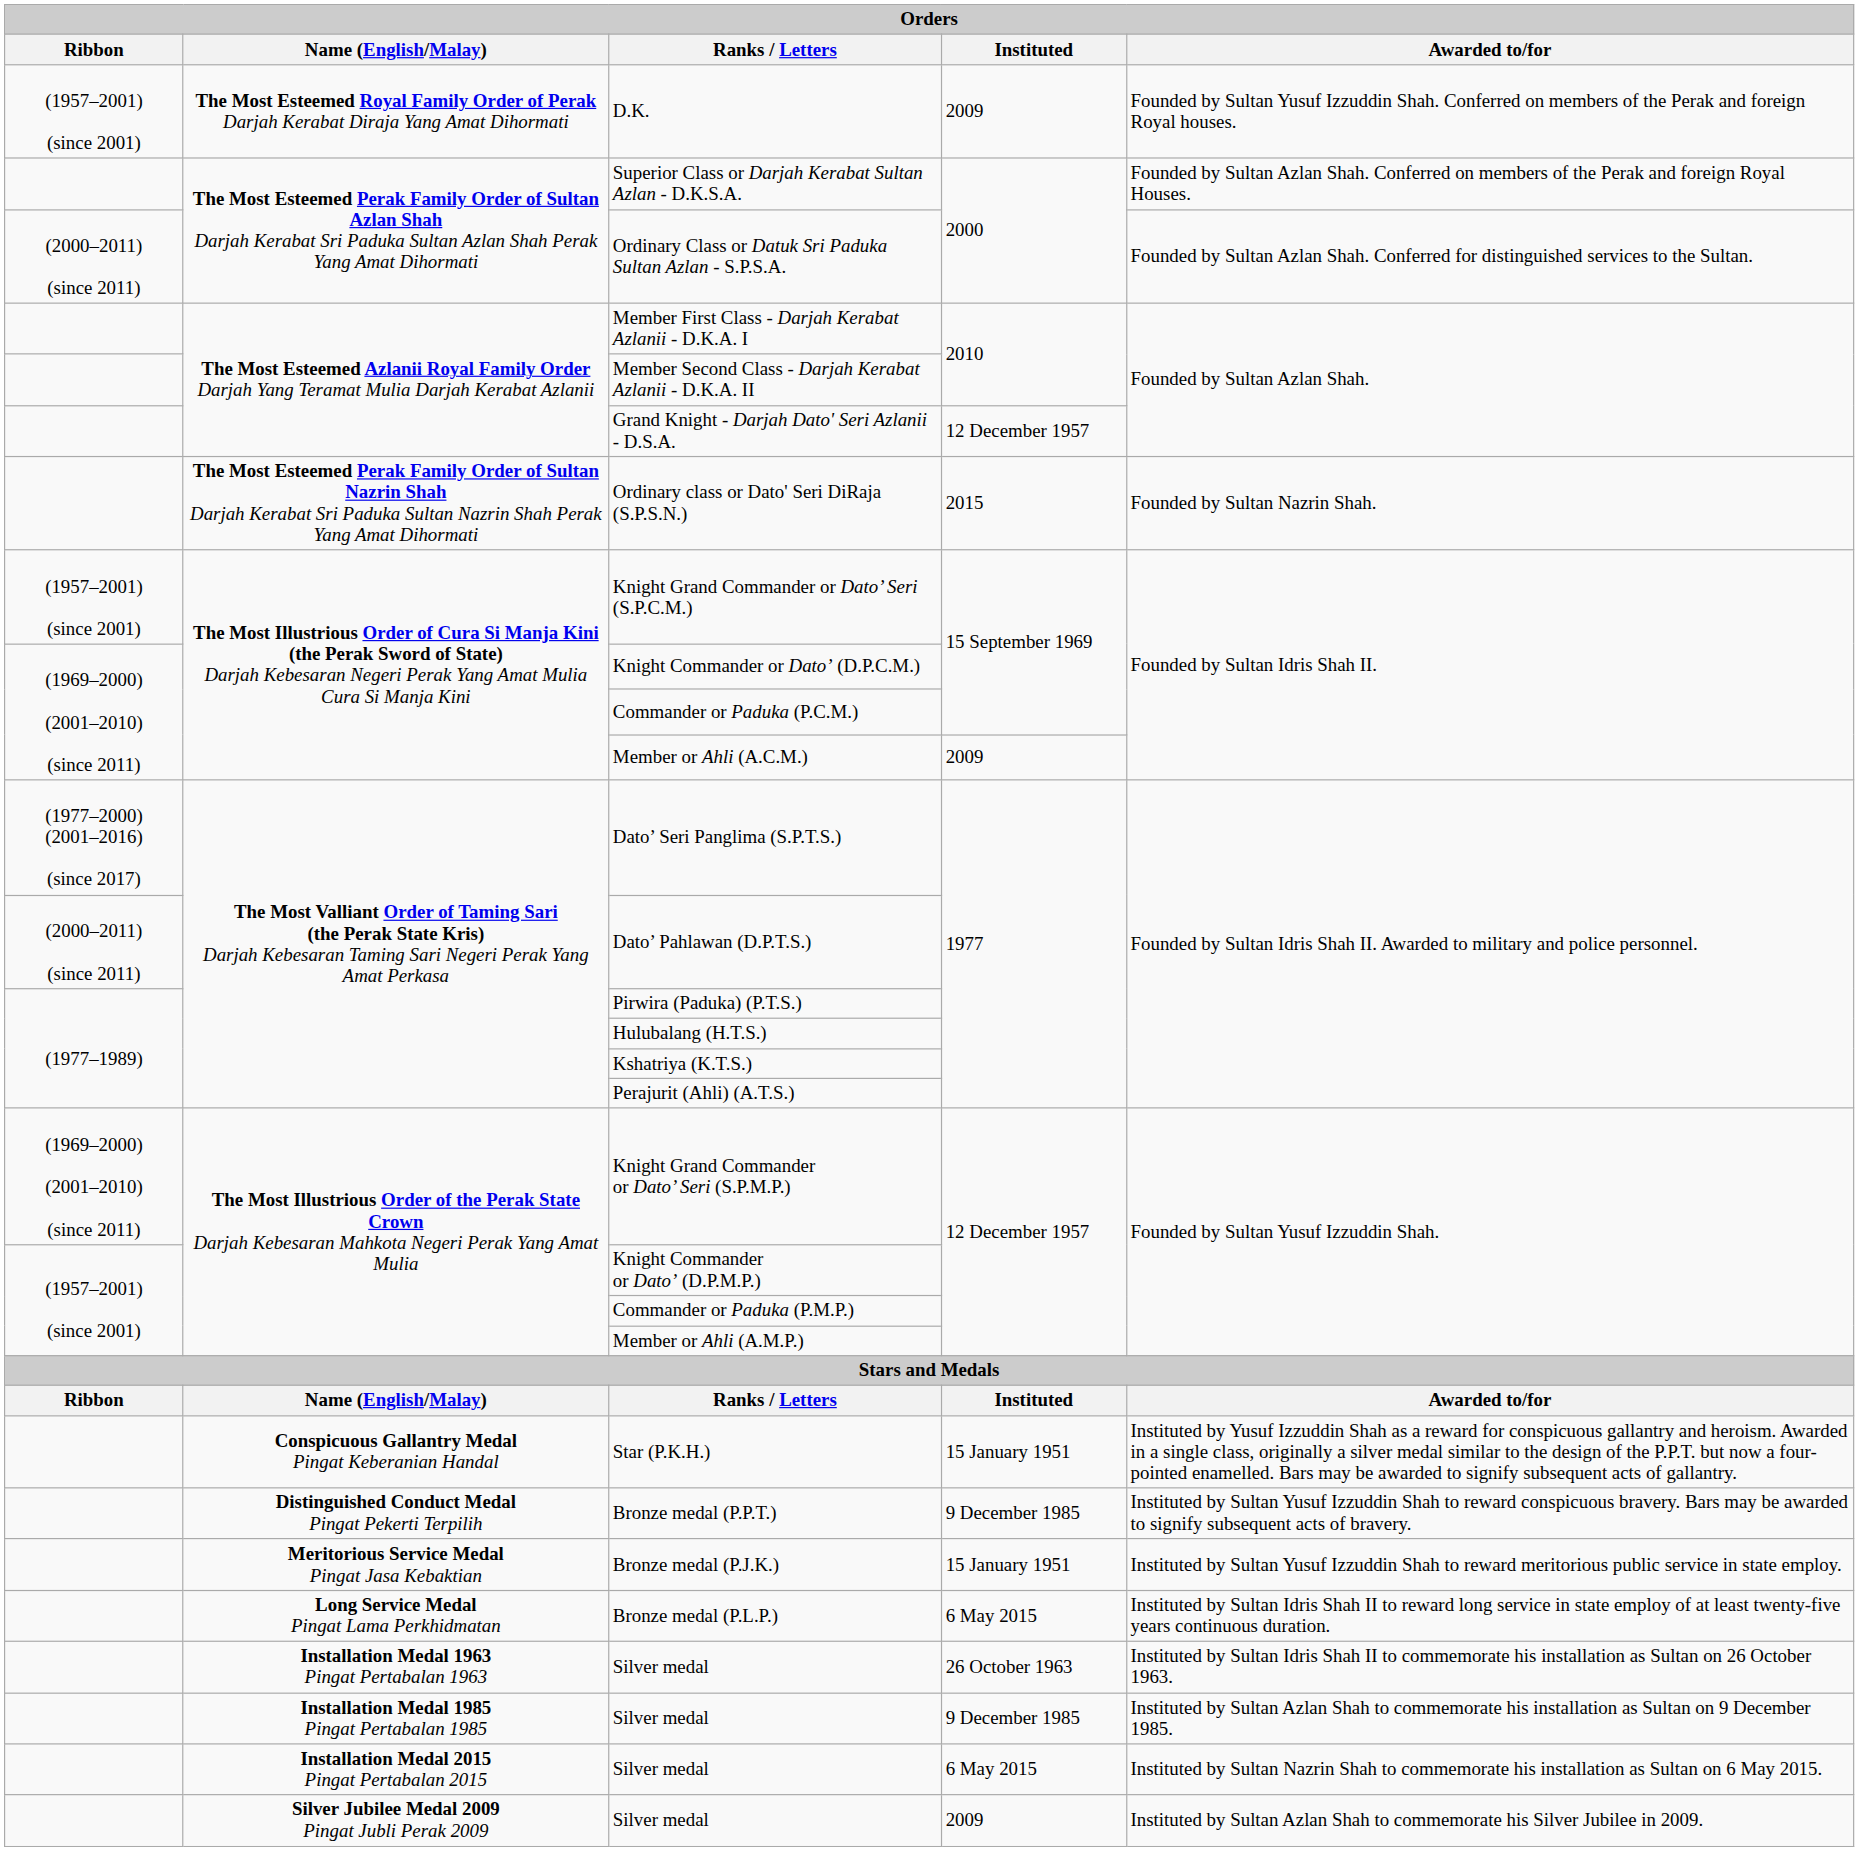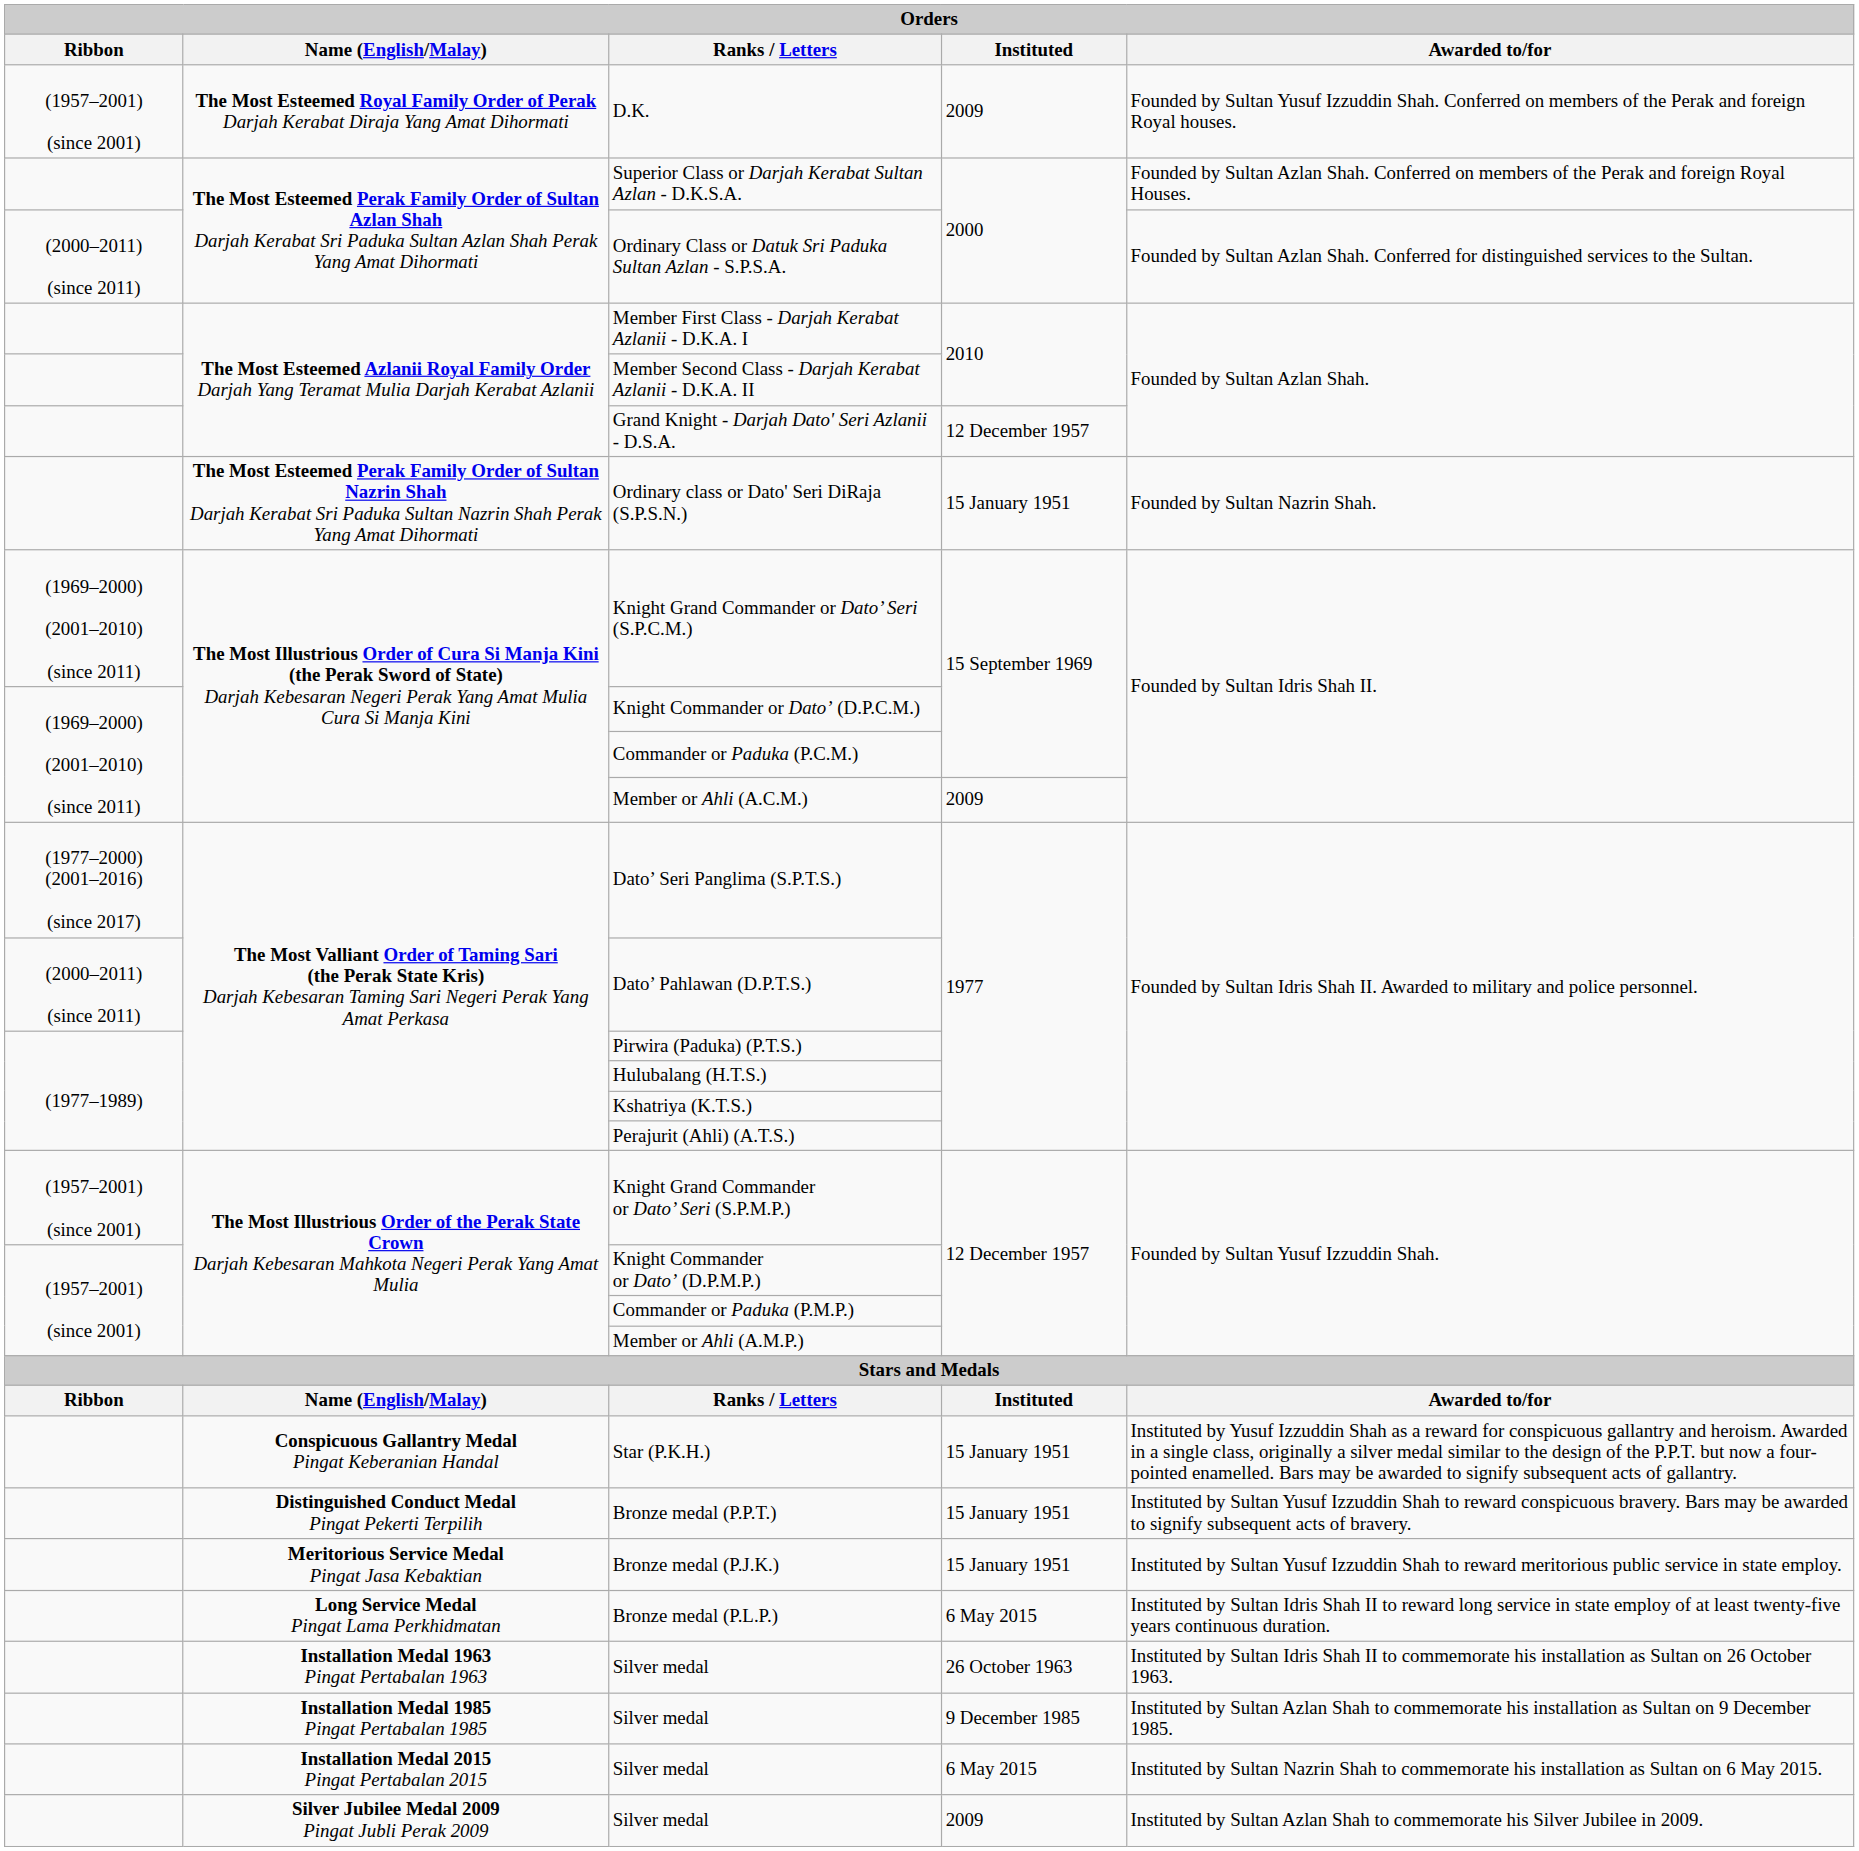(965, 503) 2015 -> (1008, 503) 15 January 1951
(94, 607) (1957–2001) (since 2001) -> (94, 628) (1969–2000) (2001–2010) (since 2011)
(94, 1186) (1969–2000) (2001–2010) (since 2011) -> (94, 1208) (1957–2001) (since 2001)
(1013, 1513) 9 December 1985 -> (1008, 1513) 15 January 1951
